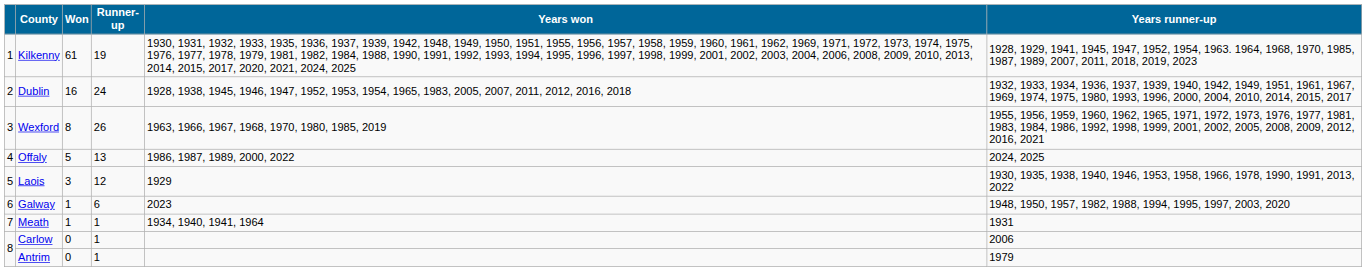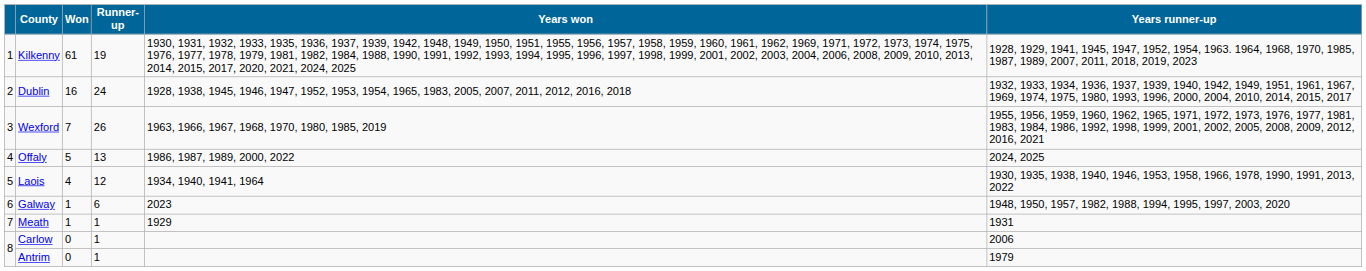(68, 127) 8 -> (68, 127) 7
(68, 181) 3 -> (68, 181) 4
(159, 181) 1929 -> (205, 181) 1934, 1940, 1941, 1964
(205, 222) 1934, 1940, 1941, 1964 -> (159, 222) 1929
